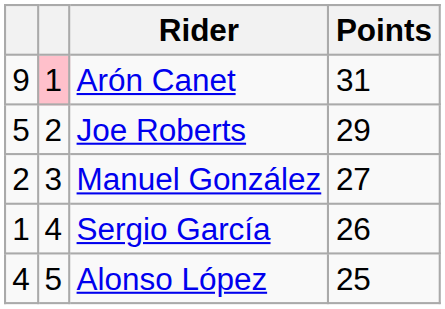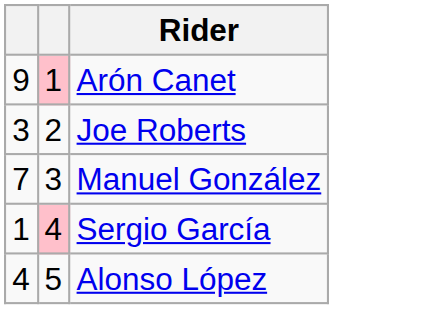- column: (384, 30)
(21, 130) 5 -> (21, 130) 3
(21, 180) 2 -> (21, 180) 7
(53, 229) no background -> (53, 229) pink background
